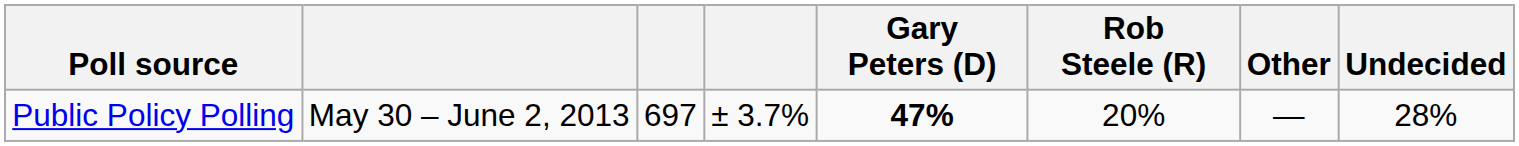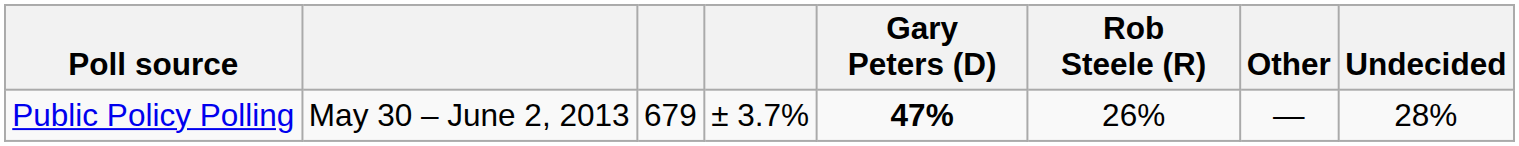(670, 114) 697 -> (670, 114) 679
(1134, 114) 20% -> (1134, 114) 26%
